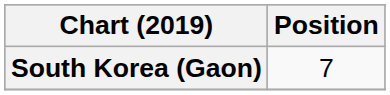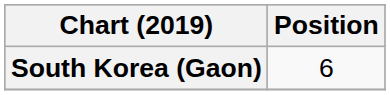(326, 67) 7 -> (326, 67) 6
